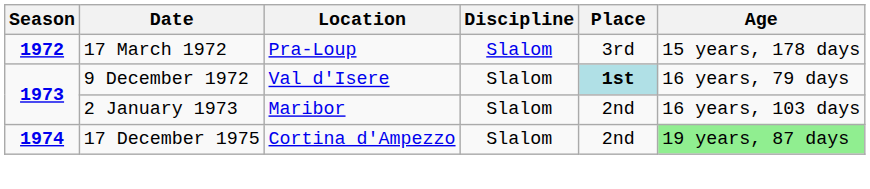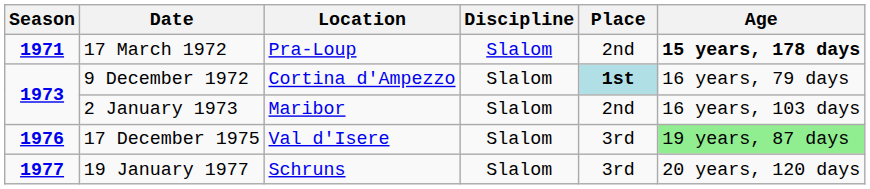(42, 50) 1972 -> (42, 50) 1971
(618, 50) 3rd -> (618, 50) 2nd
(761, 50) normal -> (761, 50) bold
(329, 79) Val d'Isere -> (362, 79) Cortina d'Ampezzo
(42, 139) 1974 -> (42, 139) 1976
(362, 139) Cortina d'Ampezzo -> (329, 139) Val d'Isere
(618, 139) 2nd -> (618, 139) 3rd
+ row: (166, 169)
